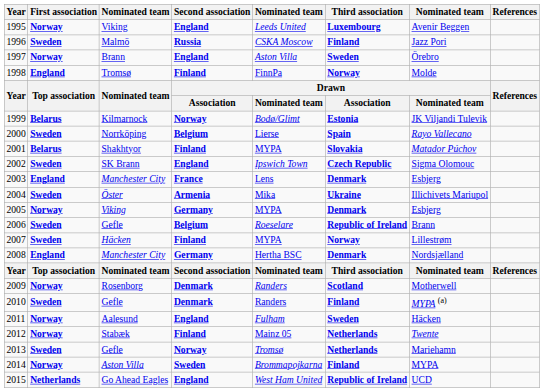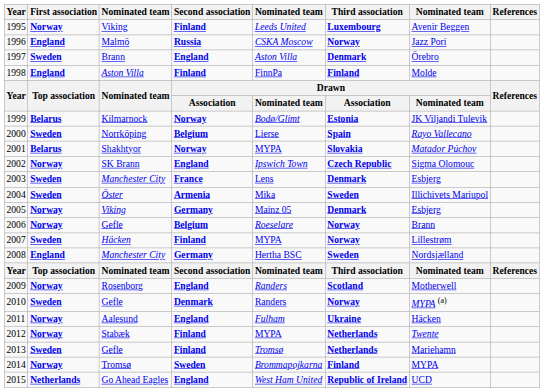(191, 27) England -> (190, 27) Finland
(46, 42) Sweden -> (47, 42) England
(343, 42) Finland -> (344, 42) Norway
(46, 57) Norway -> (46, 57) Sweden
(343, 57) Sweden -> (347, 57) Denmark
(116, 73) Tromsø -> (123, 73) Aston Villa
(344, 73) Norway -> (343, 73) Finland
(190, 149) Finland -> (190, 149) Norway
(46, 164) Sweden -> (46, 164) Norway
(47, 179) England -> (46, 179) Sweden
(344, 194) Ukraine -> (343, 194) Sweden
(268, 210) MYPA -> (273, 210) Mainz 05
(46, 225) Sweden -> (46, 225) Norway
(367, 225) Republic of Ireland -> (344, 225) Norway
(347, 255) Denmark -> (343, 255) Sweden
(193, 286) Denmark -> (191, 286) England
(343, 302) Finland -> (344, 302) Norway
(343, 319) Sweden -> (344, 319) Ukraine
(273, 334) Mainz 05 -> (268, 334) MYPA
(190, 349) Norway -> (190, 349) Finland
(123, 364) Aston Villa -> (116, 364) Tromsø
